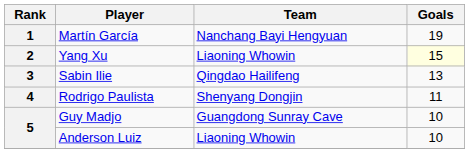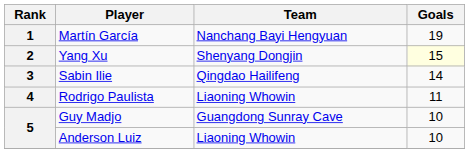(246, 55) Liaoning Whowin -> (250, 55) Shenyang Dongjin
(436, 76) 13 -> (436, 76) 14
(250, 96) Shenyang Dongjin -> (246, 96) Liaoning Whowin
